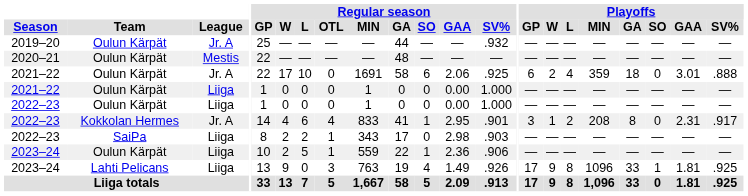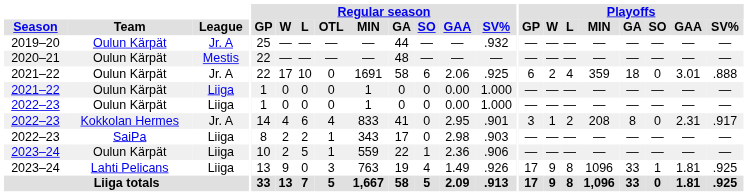(427, 121) 1 -> (427, 121) 0
